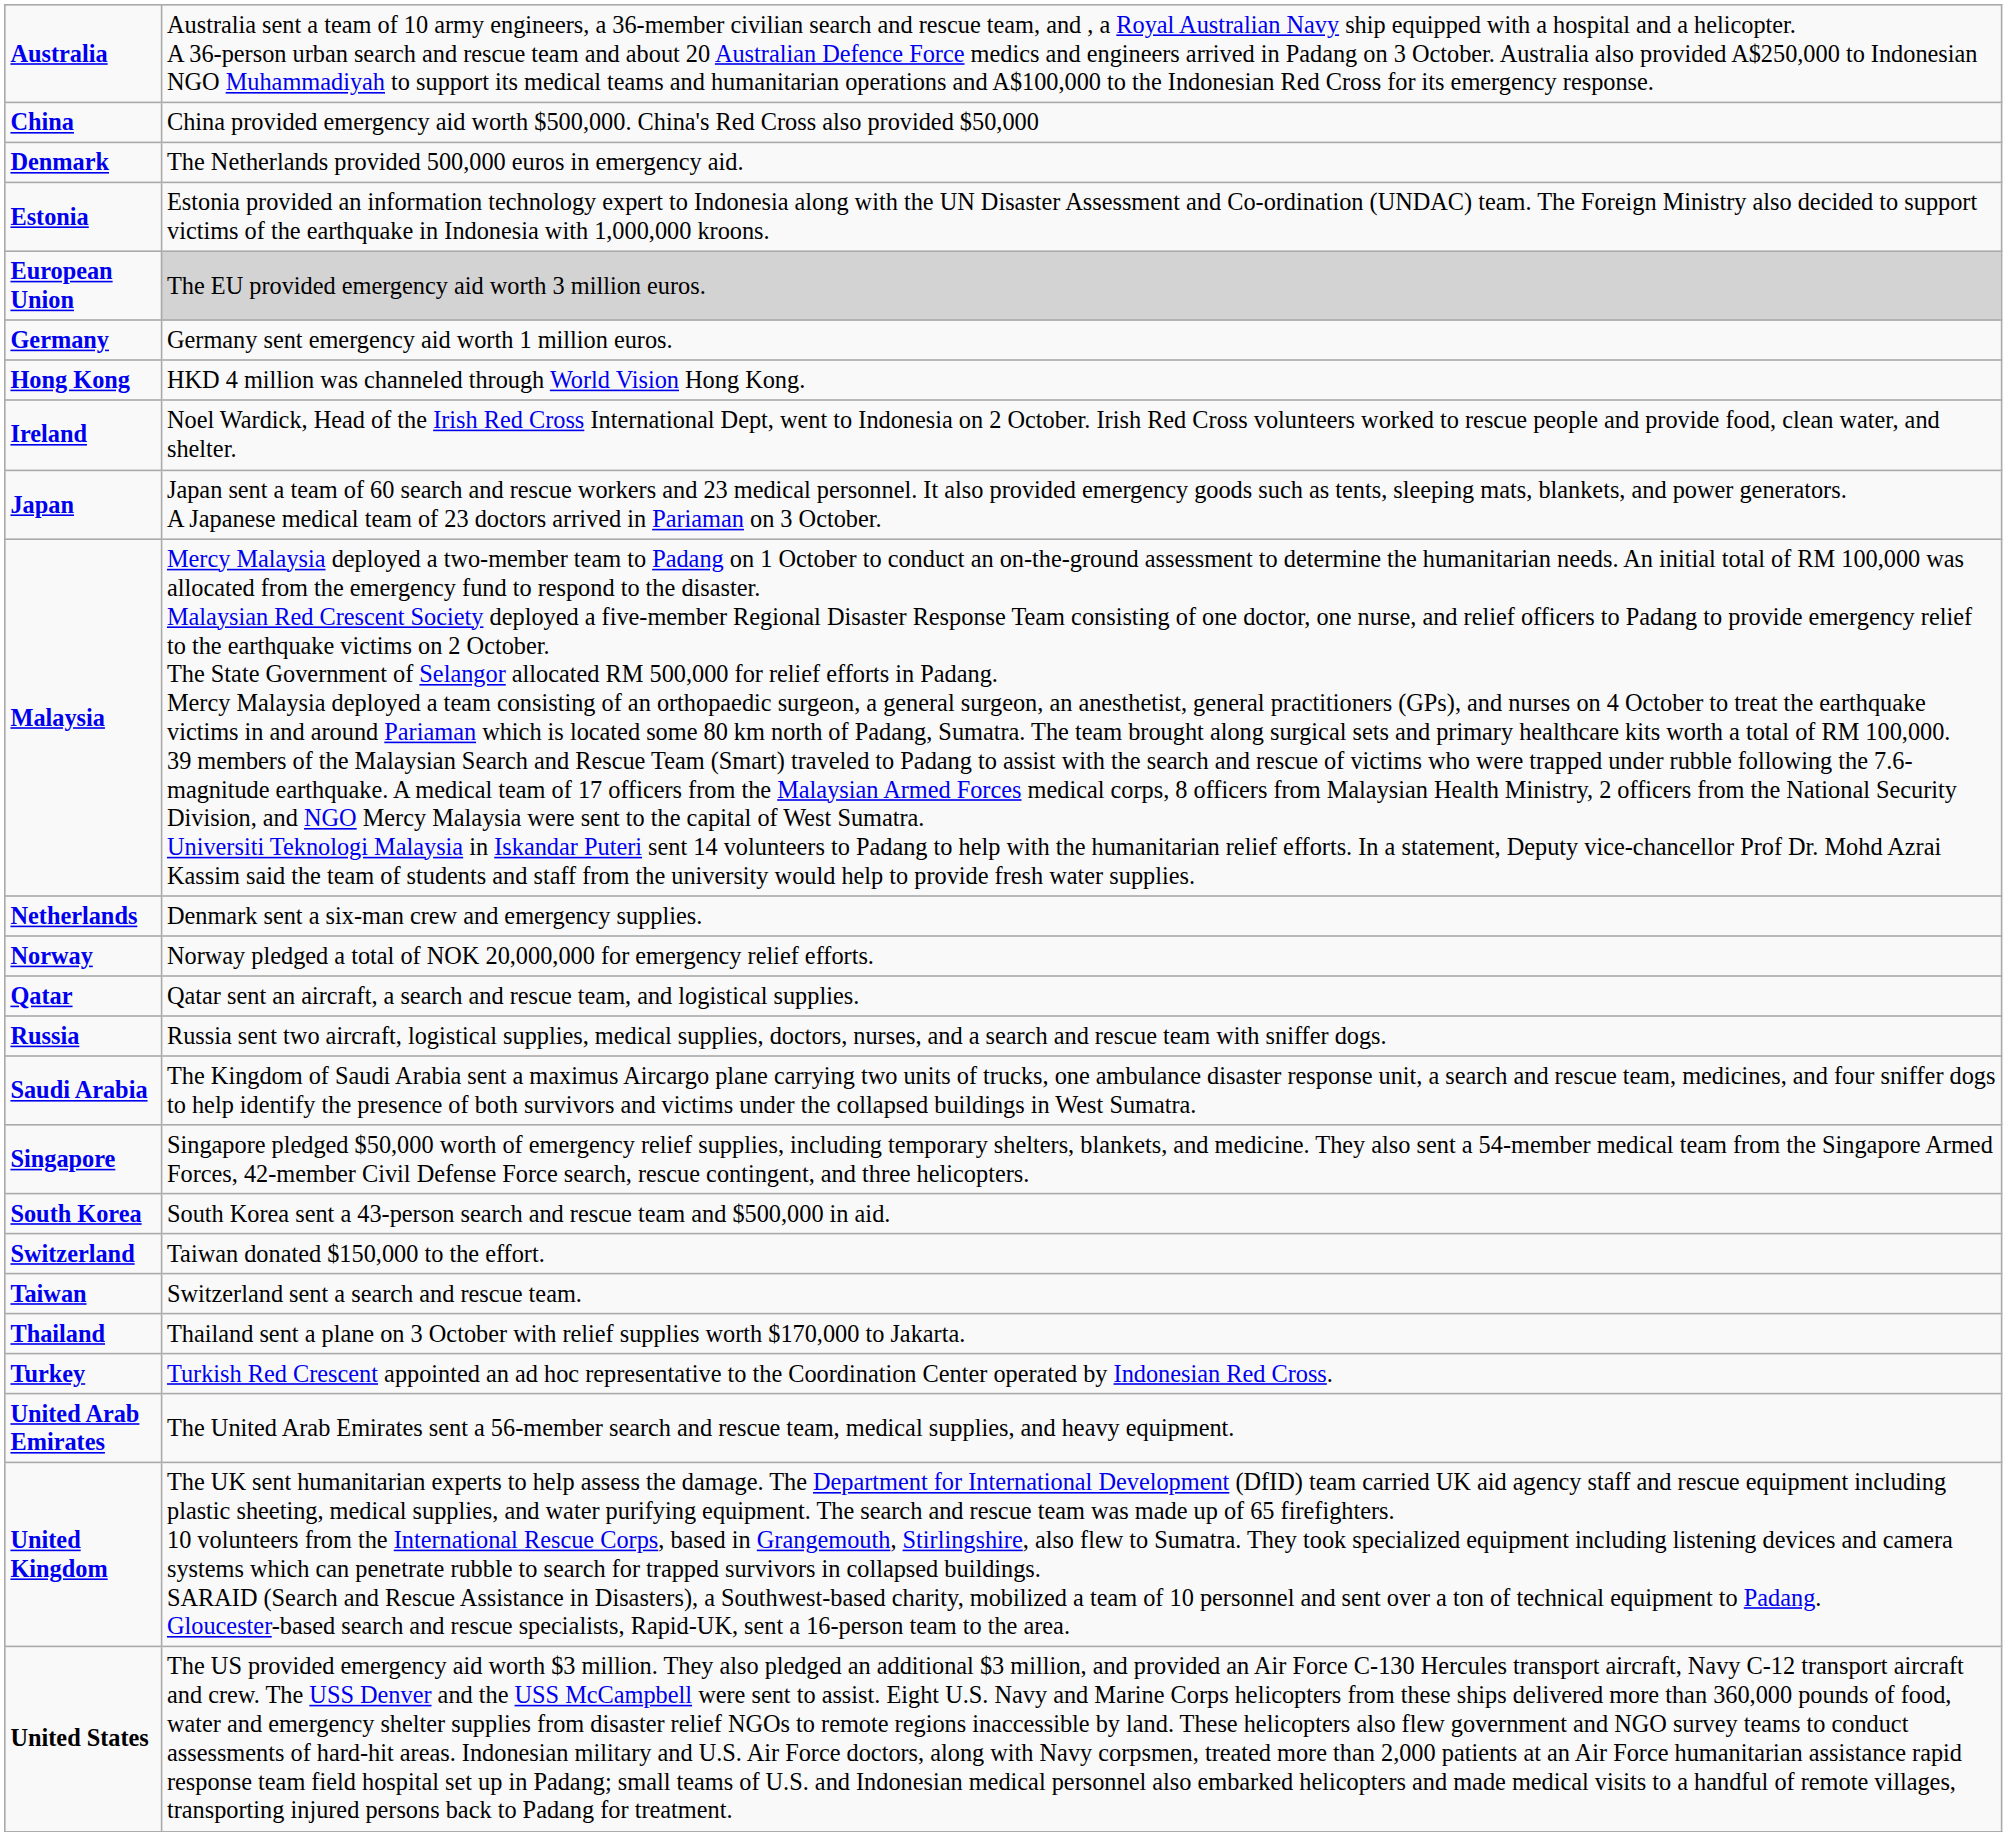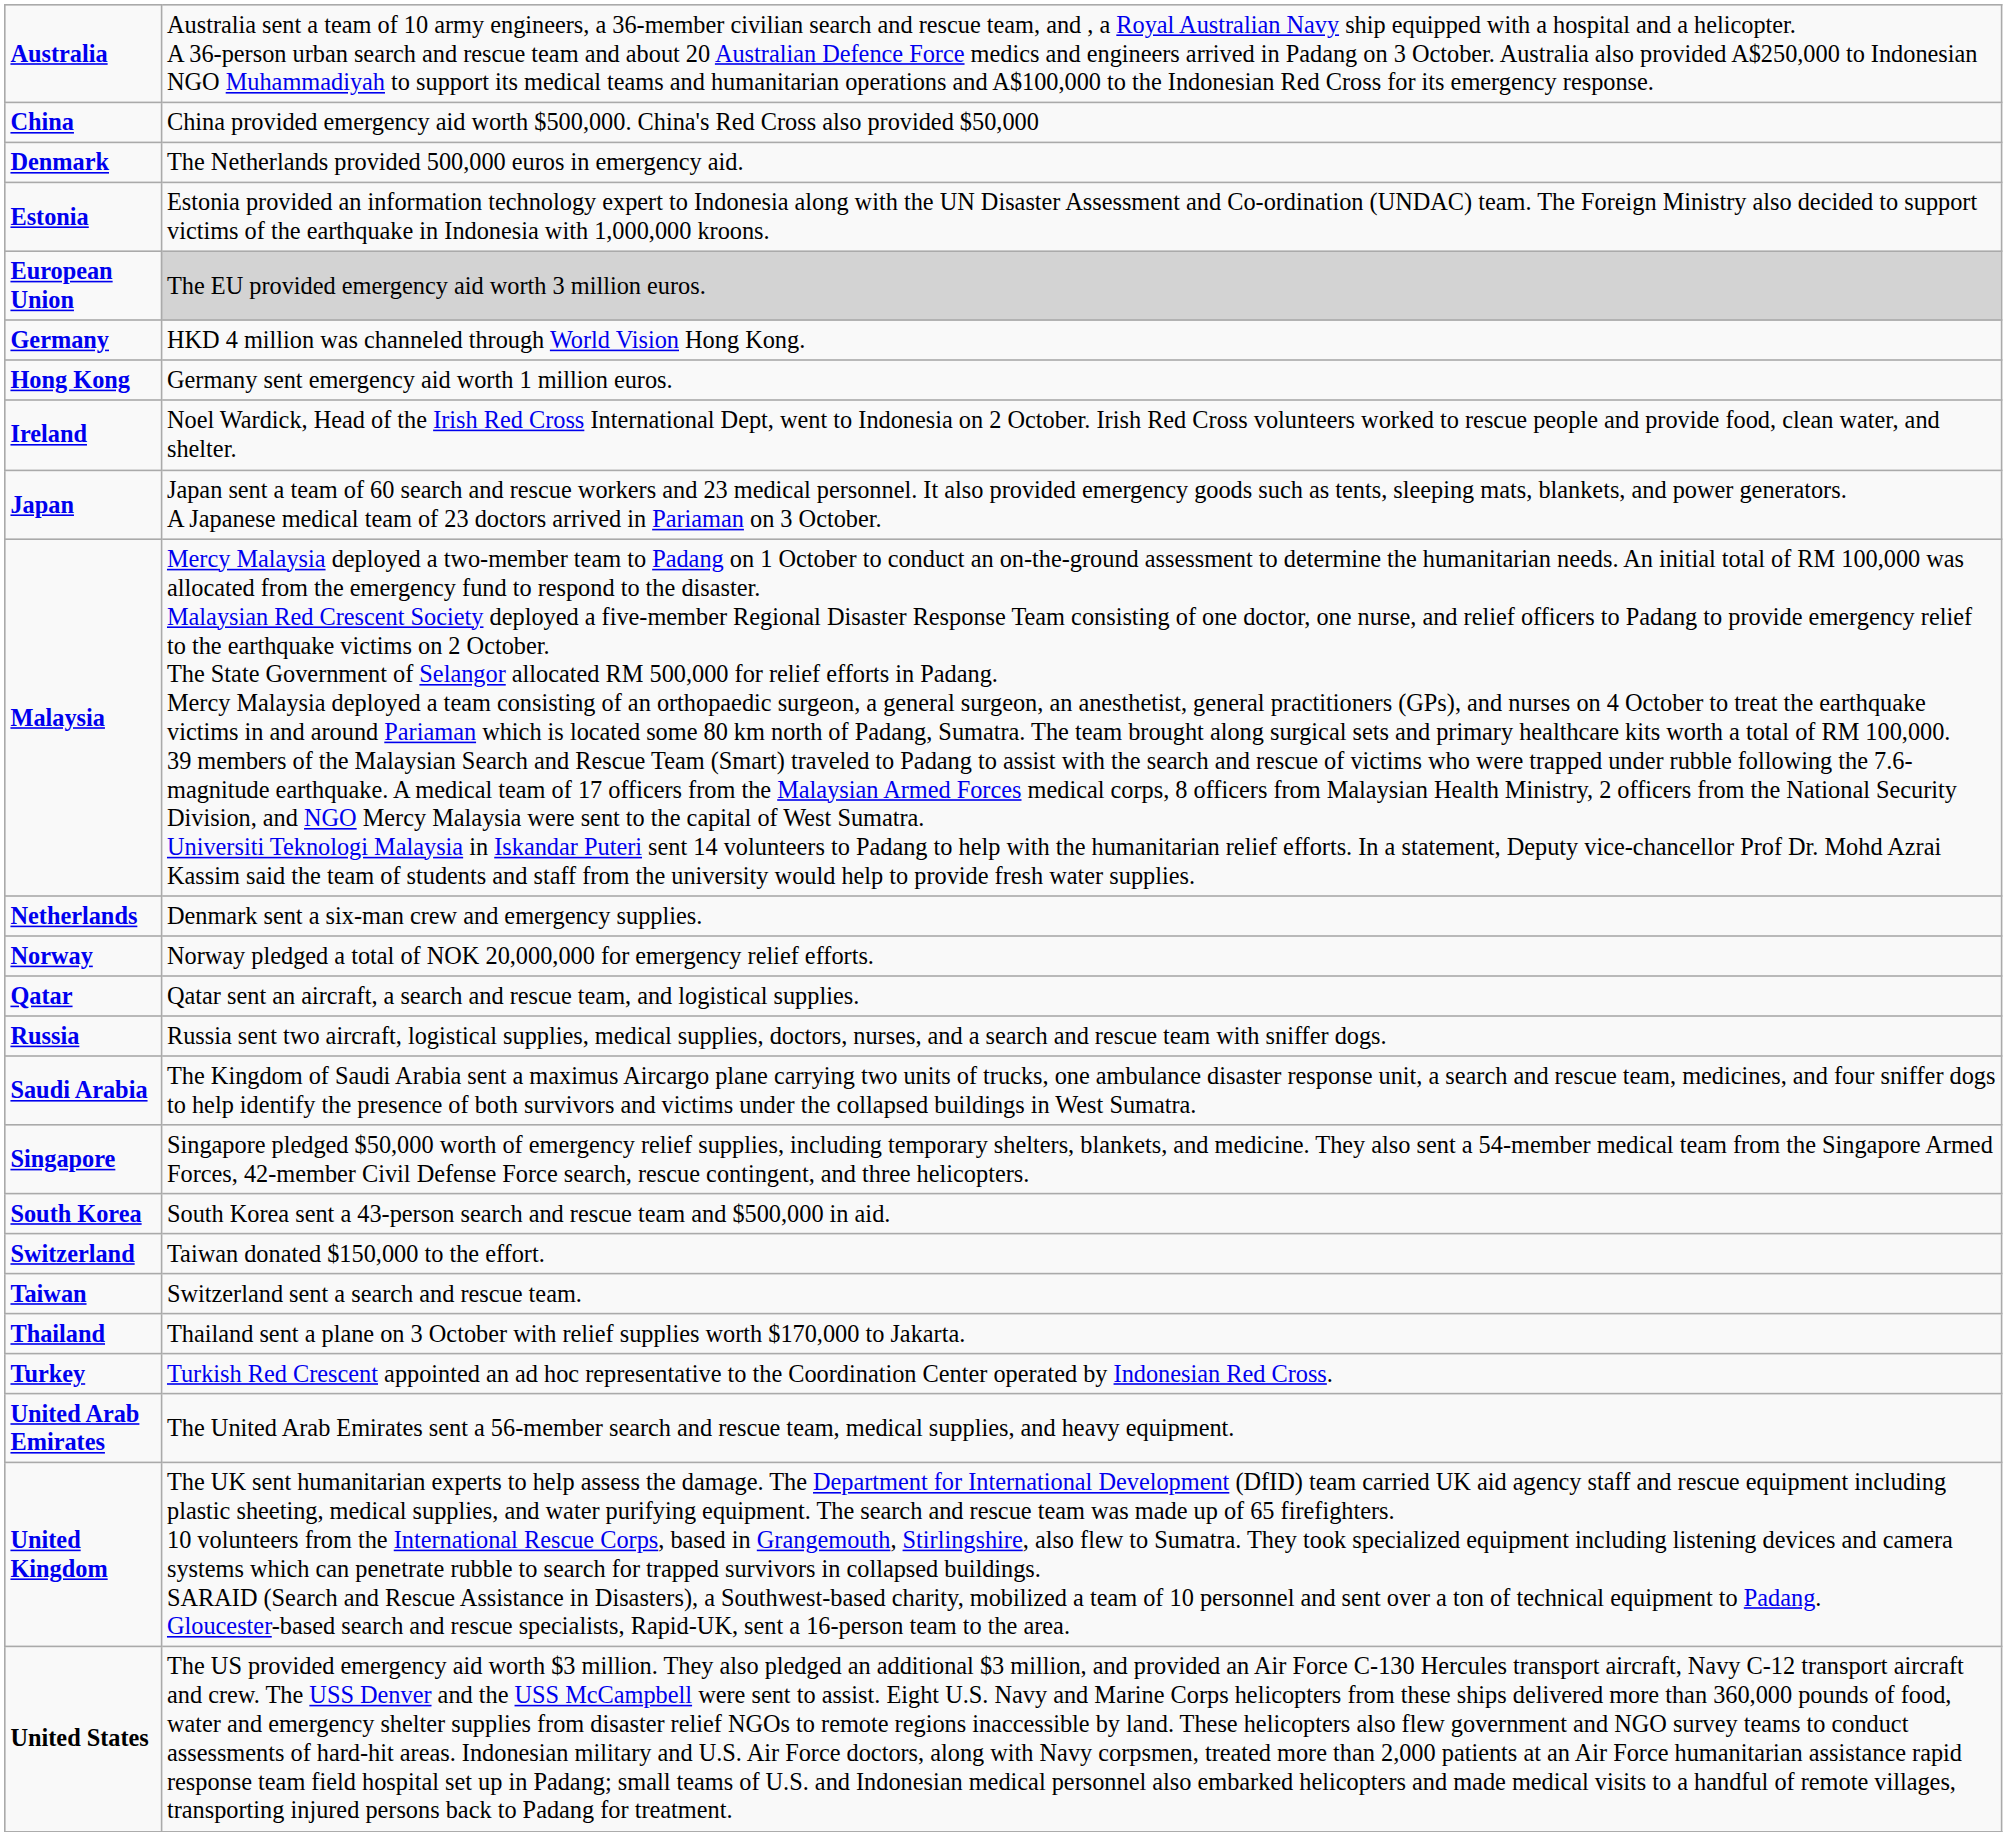(420, 340) Germany sent emergency aid worth 1 million euros. -> (486, 340) HKD 4 million was channeled through World Vision Hong Kong.
(486, 380) HKD 4 million was channeled through World Vision Hong Kong. -> (420, 380) Germany sent emergency aid worth 1 million euros.
